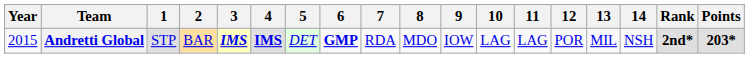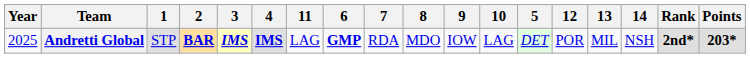columns swapped: (303, 16) <-> (533, 16)
(23, 40) 2015 -> (23, 40) 2025
(198, 40) normal -> (199, 40) bold
